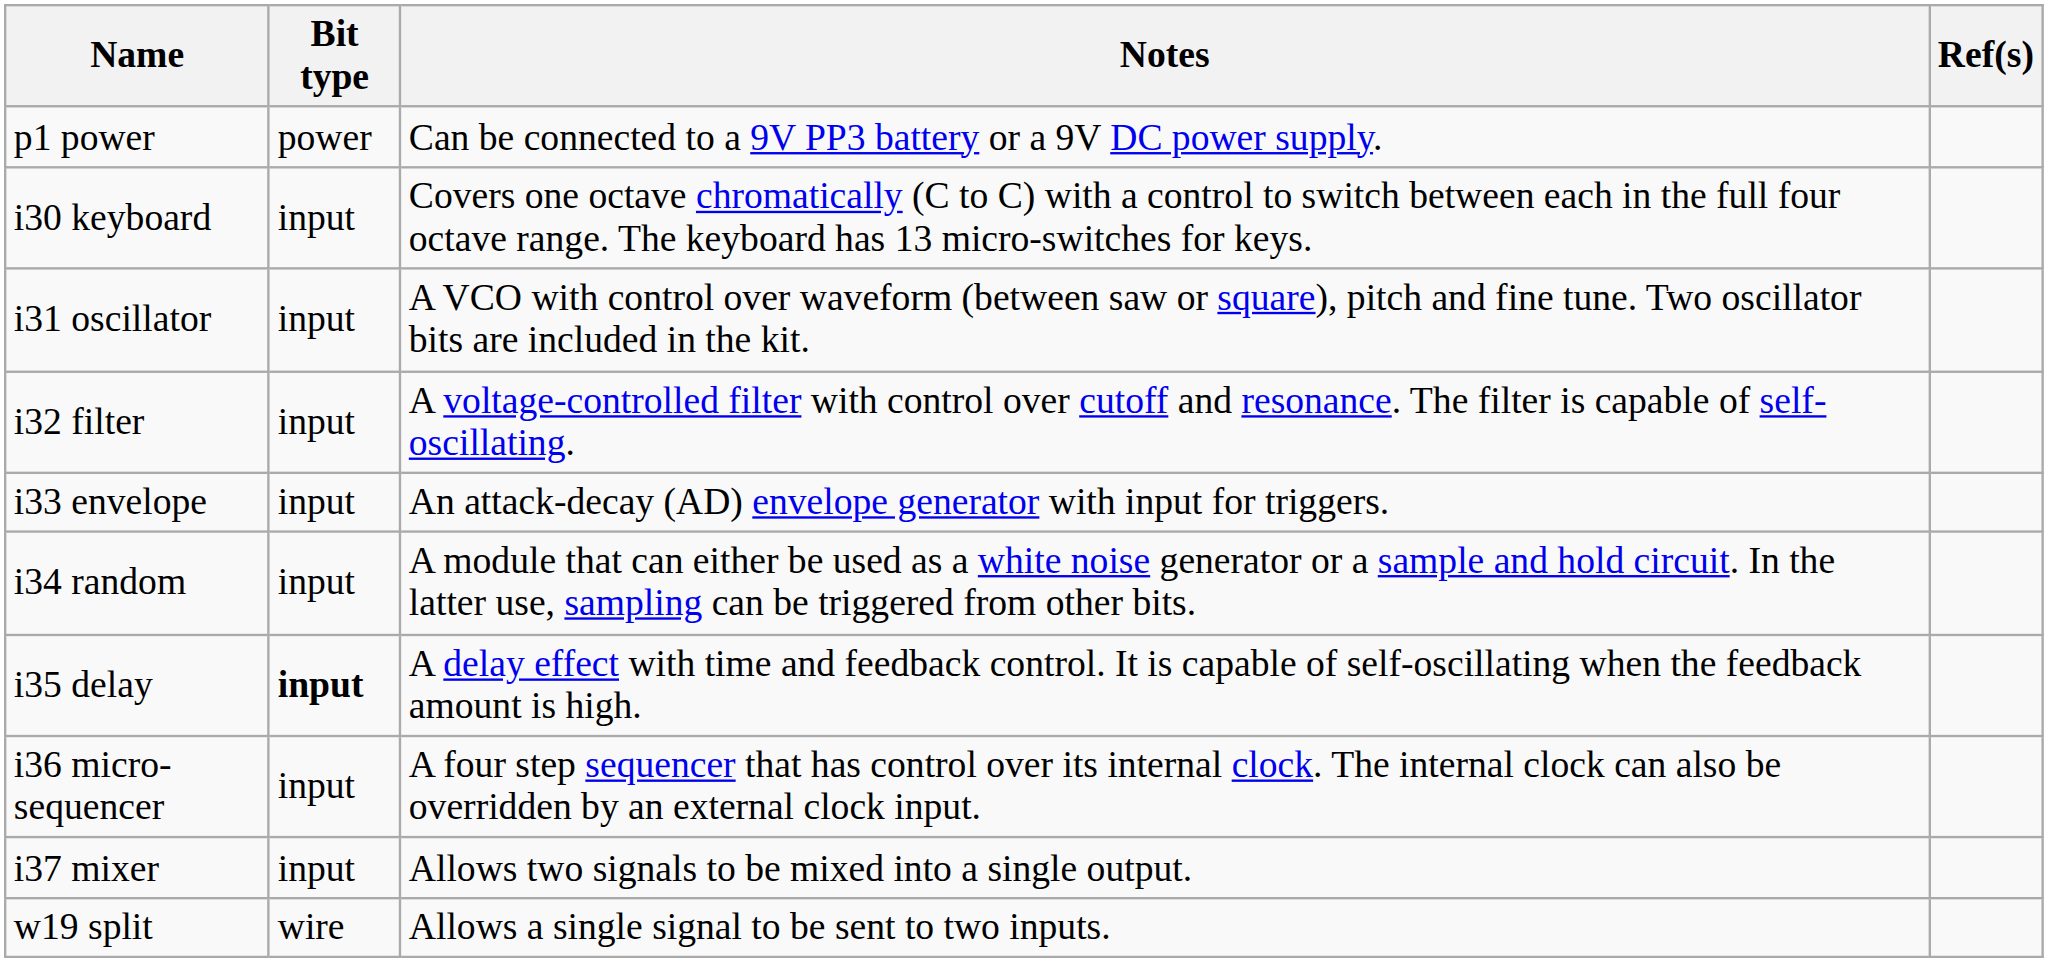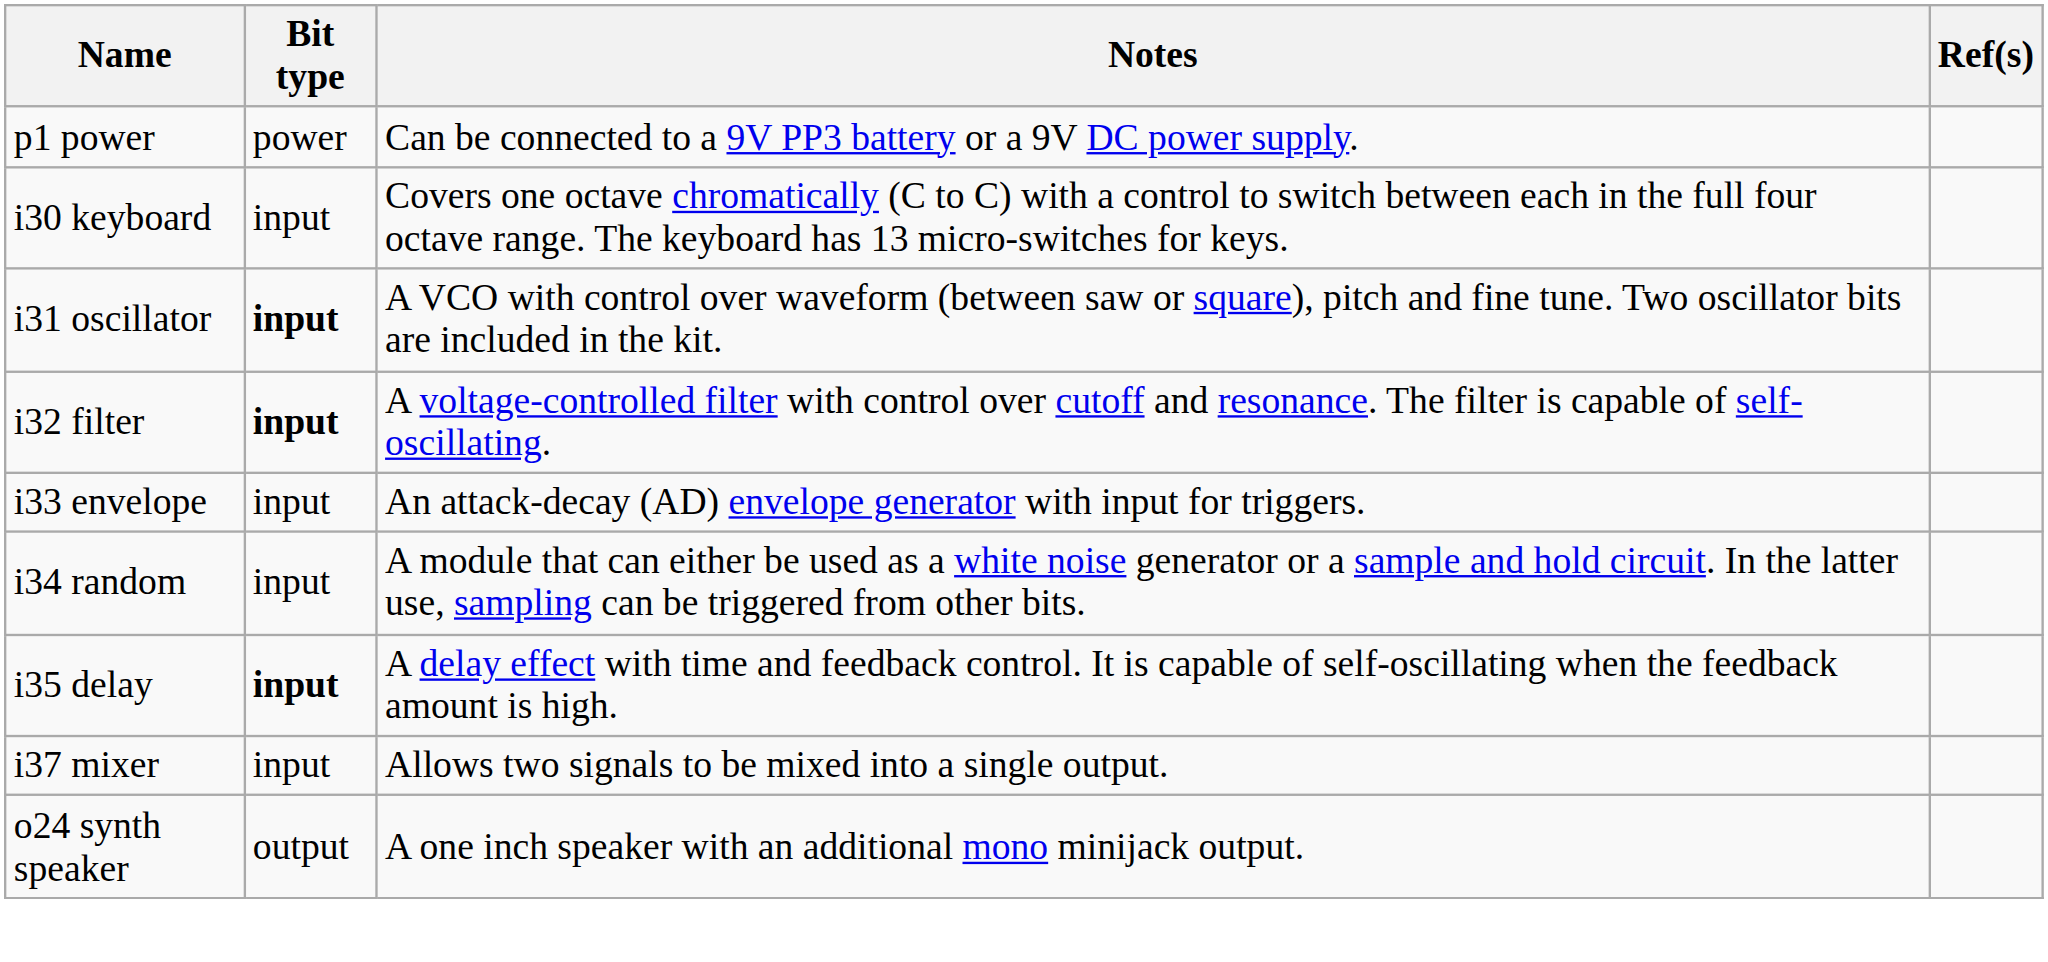(316, 318) normal -> (296, 318) bold
(316, 420) normal -> (296, 420) bold
- row: (93, 786)
- row: (83, 926)
+ row: (87, 845)
